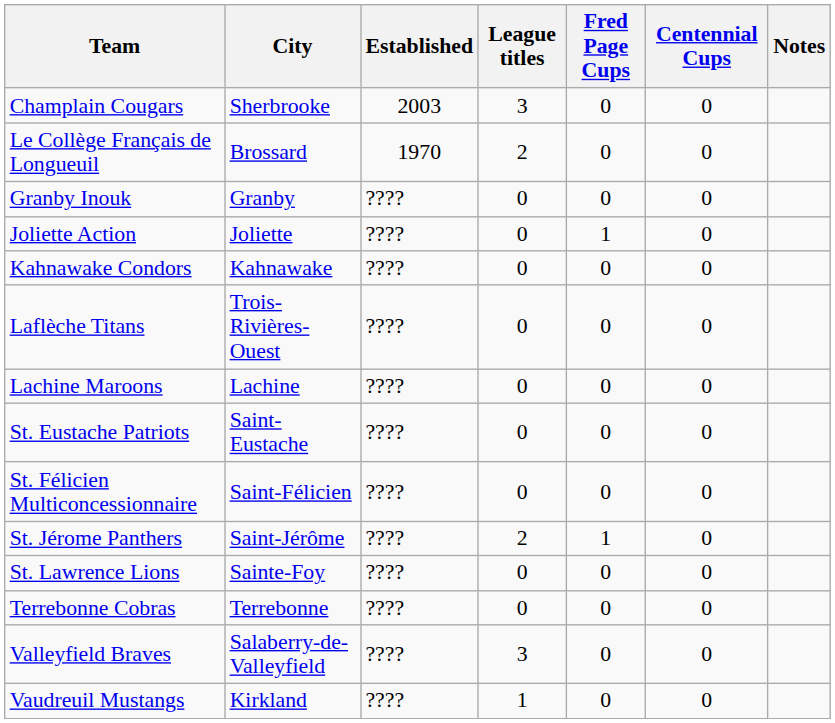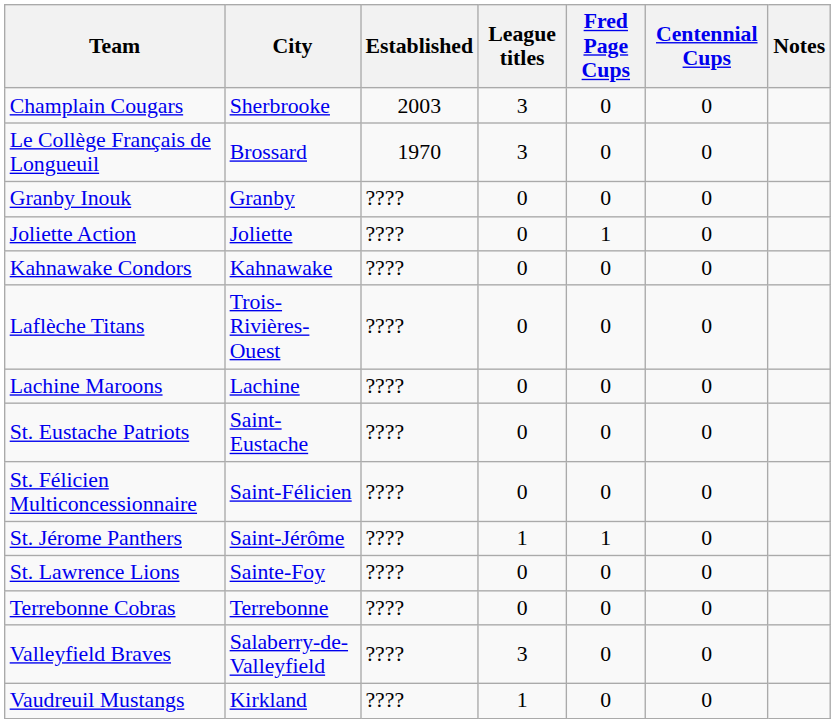(522, 151) 2 -> (522, 151) 3
(522, 538) 2 -> (522, 538) 1
